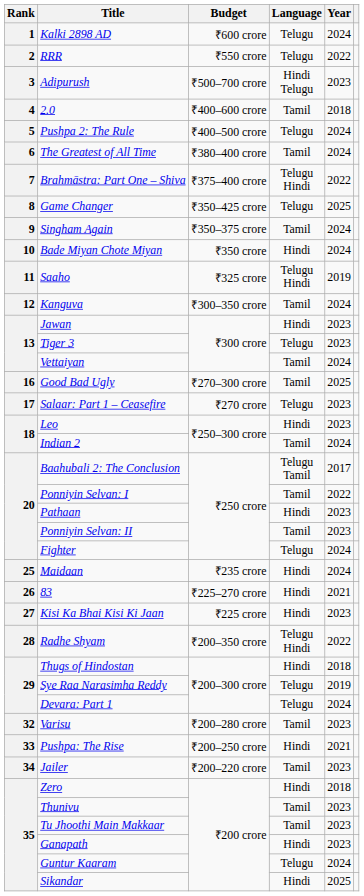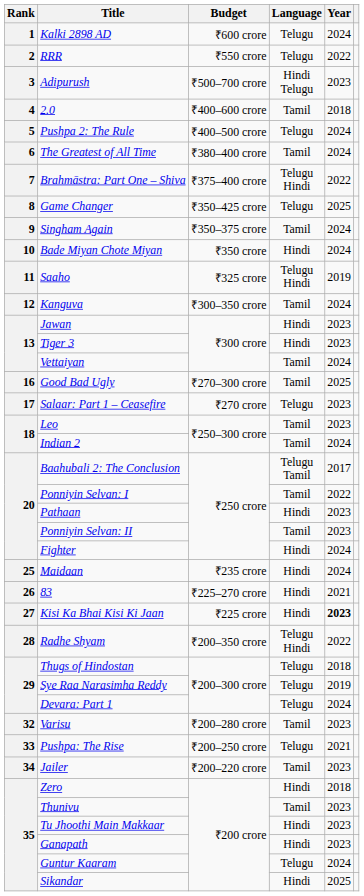(297, 343) Telugu -> (297, 343) Hindi
(297, 424) Hindi -> (297, 424) Tamil
(297, 550) Telugu -> (297, 550) Hindi
(339, 614) normal -> (339, 614) bold
(297, 666) Hindi -> (297, 666) Telugu
(297, 746) Hindi -> (297, 746) Telugu
(297, 825) Tamil -> (297, 825) Hindi
